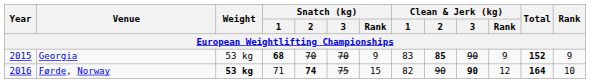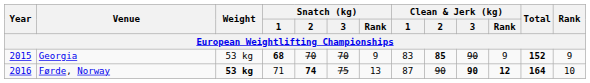(376, 71) 15 -> (376, 71) 13
(408, 71) 82 -> (408, 71) 87
(505, 71) normal -> (505, 71) bold
